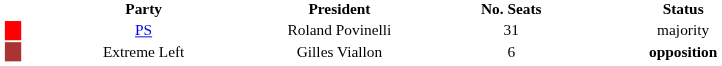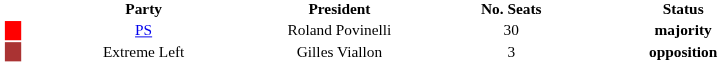(511, 30) 31 -> (511, 30) 30
(683, 30) normal -> (683, 30) bold
(511, 51) 6 -> (511, 51) 3
